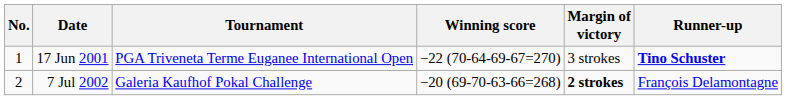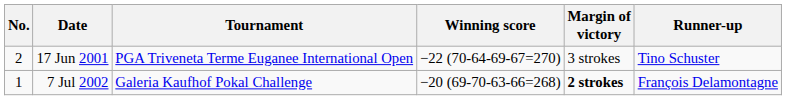(19, 58) 1 -> (19, 58) 2
(682, 58) bold -> (679, 58) normal
(19, 82) 2 -> (19, 82) 1
